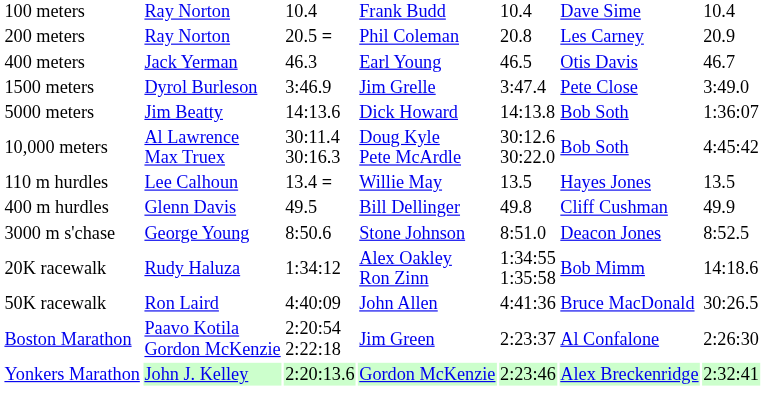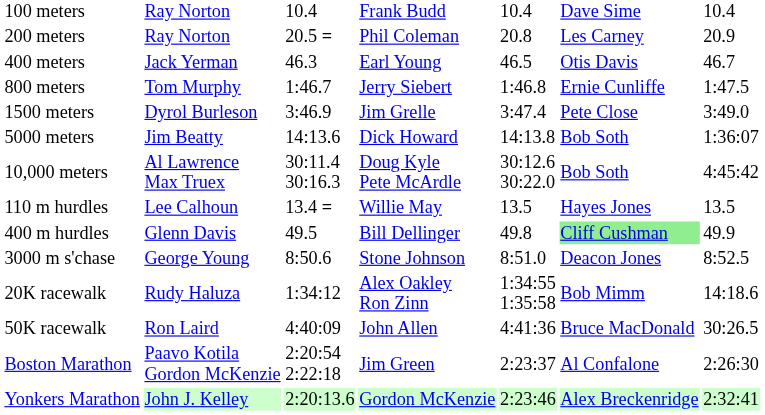+ row: (45, 86)
(614, 207) no background -> (614, 232) lightgreen background
